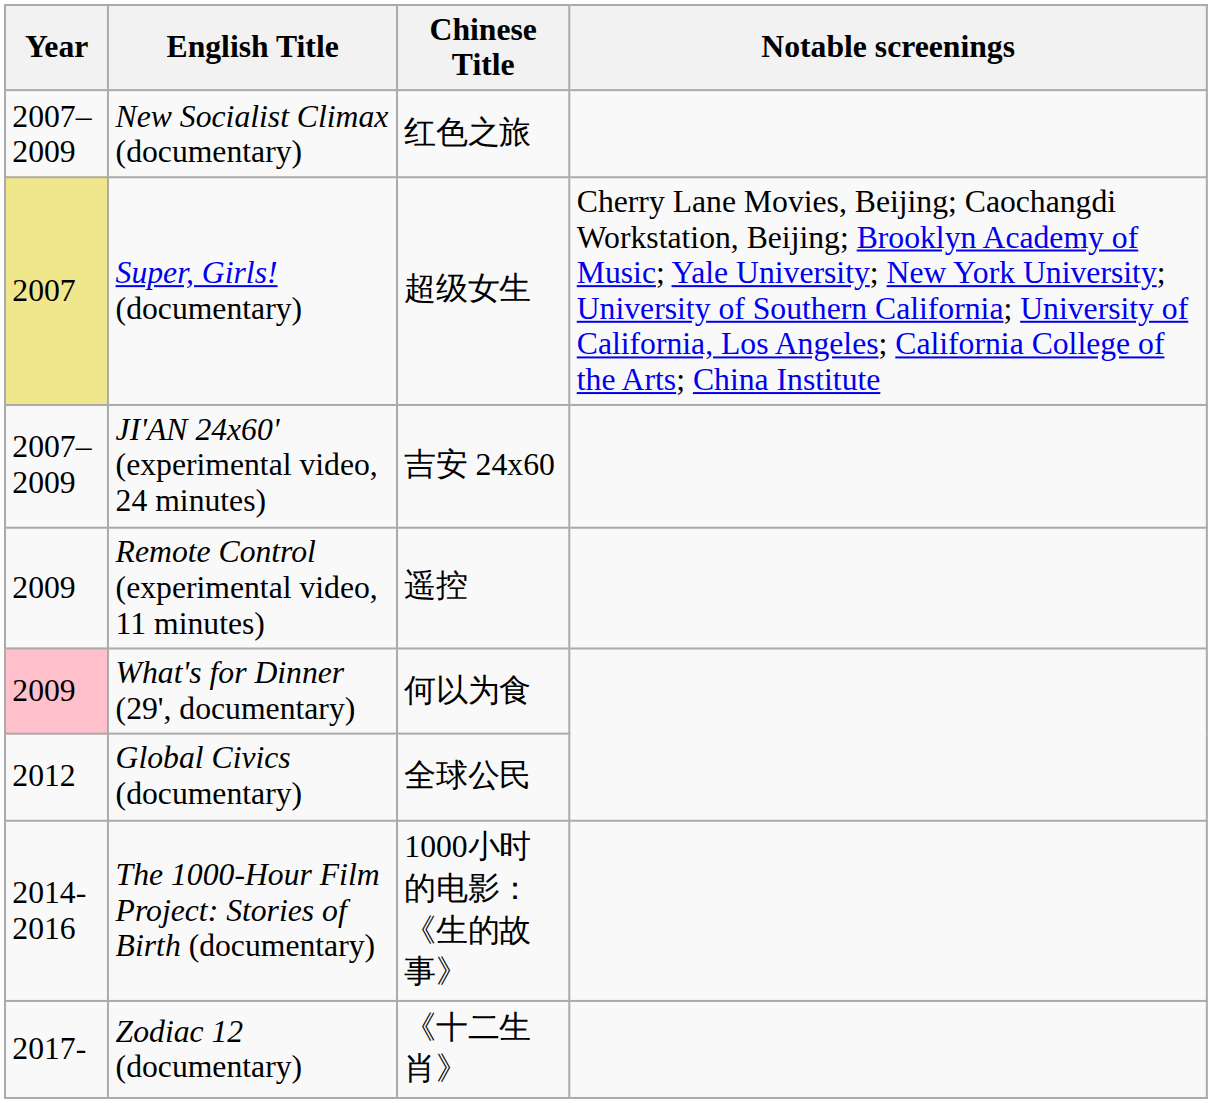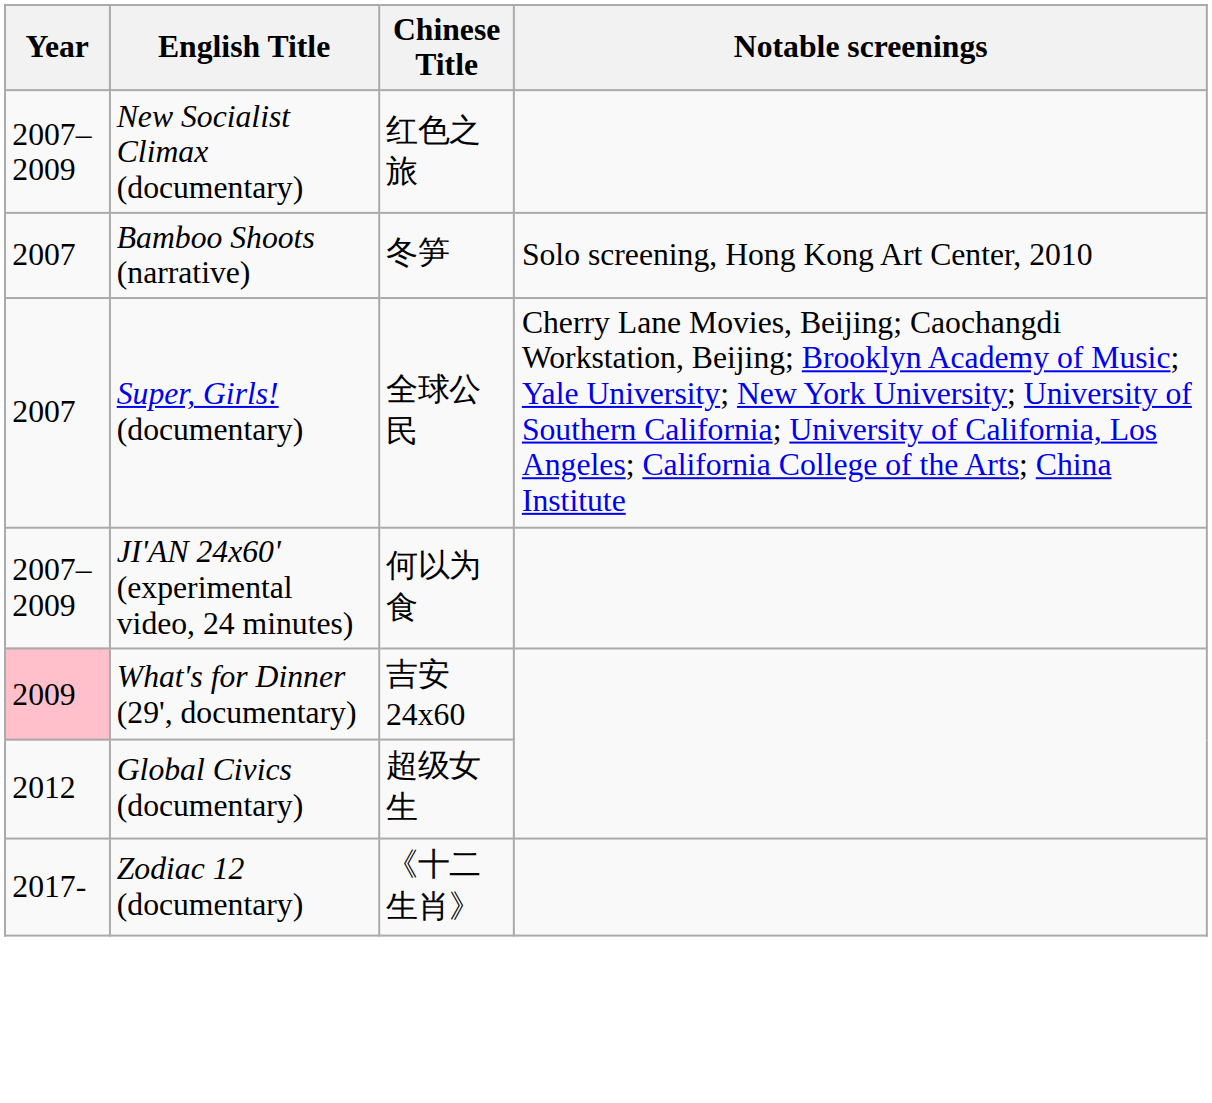+ row: (216, 254)
(44, 290) khaki background -> (44, 412) no background
(468, 289) 超级女生 -> (434, 411) 全球公民
(480, 464) 吉安 24x60 -> (434, 586) 何以为食
- row: (247, 586)
(468, 689) 何以为食 -> (426, 694) 吉安 24x60
(468, 775) 全球公民 -> (434, 787) 超级女生
- row: (248, 909)
